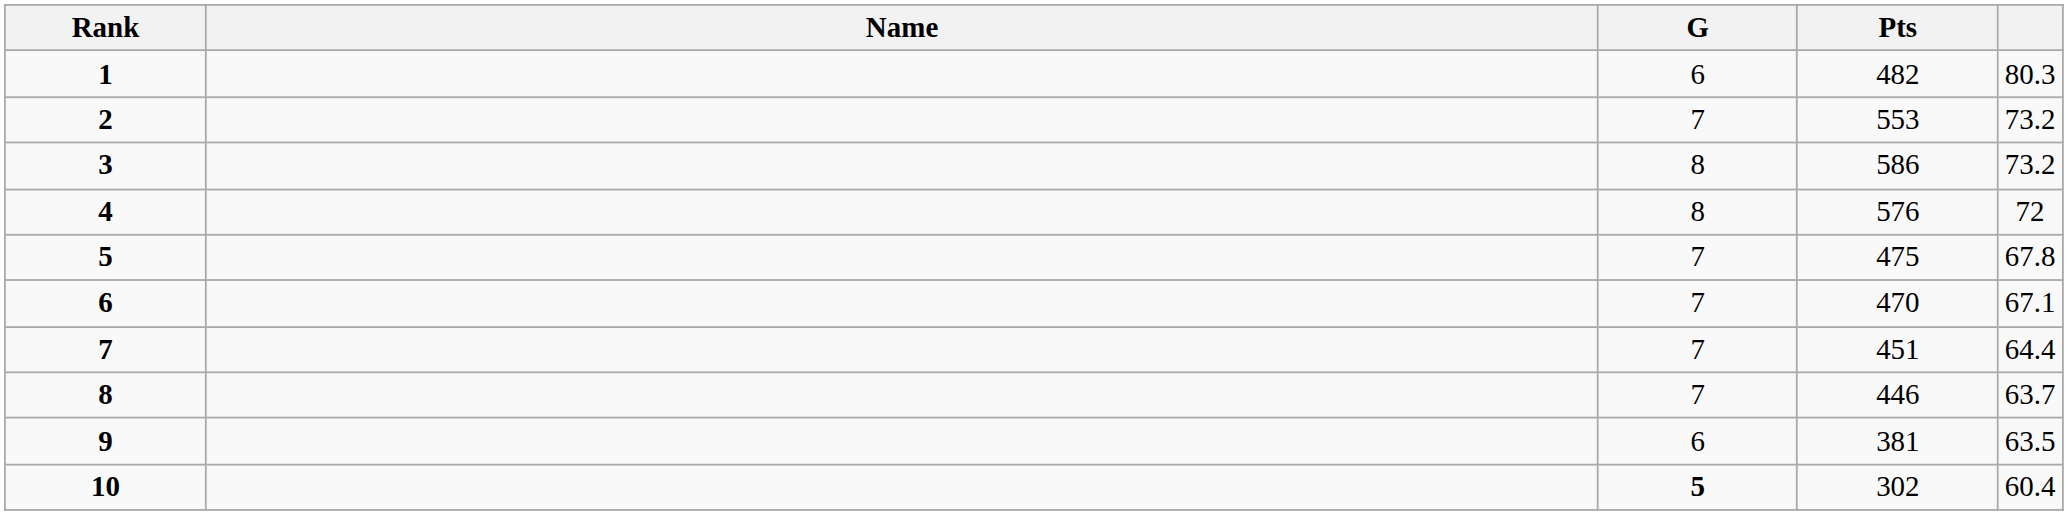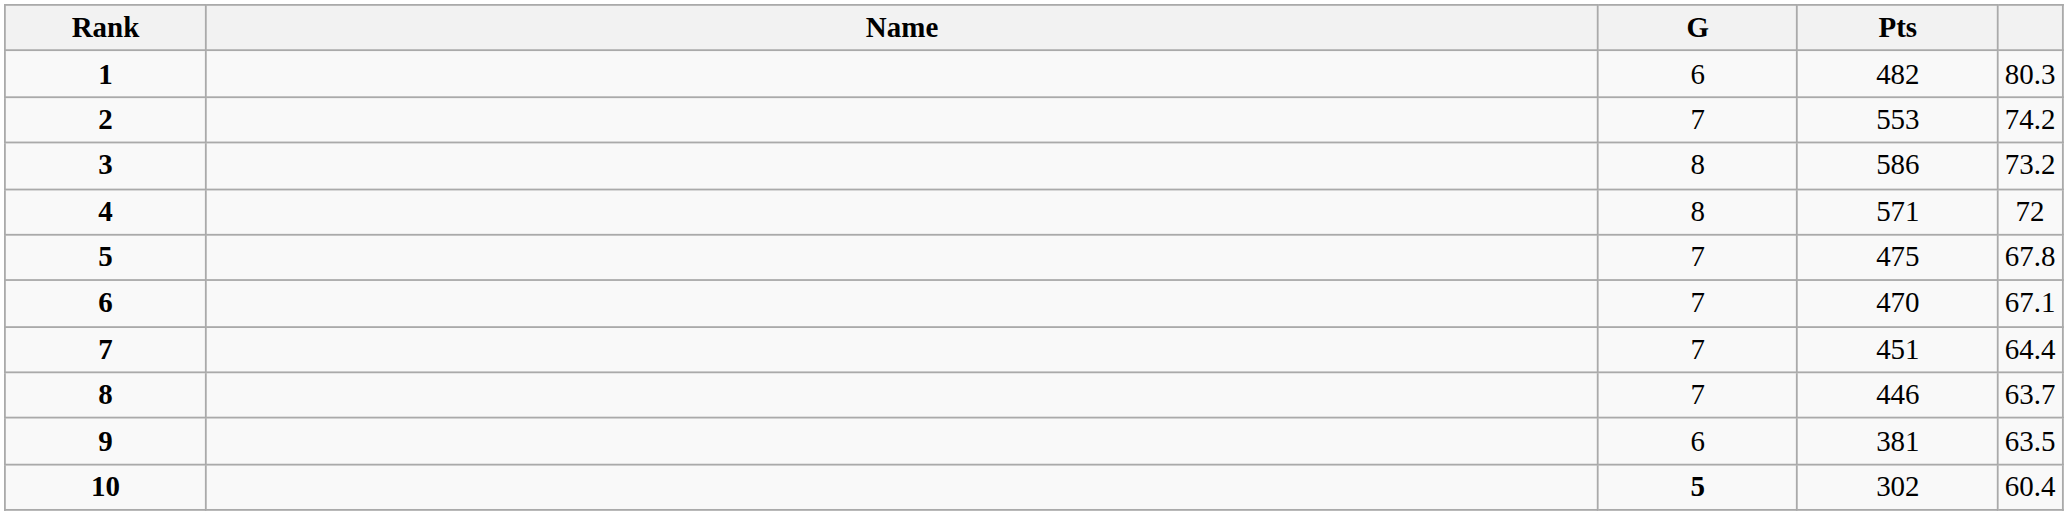(2030, 119) 73.2 -> (2030, 119) 74.2
(1898, 211) 576 -> (1898, 211) 571
